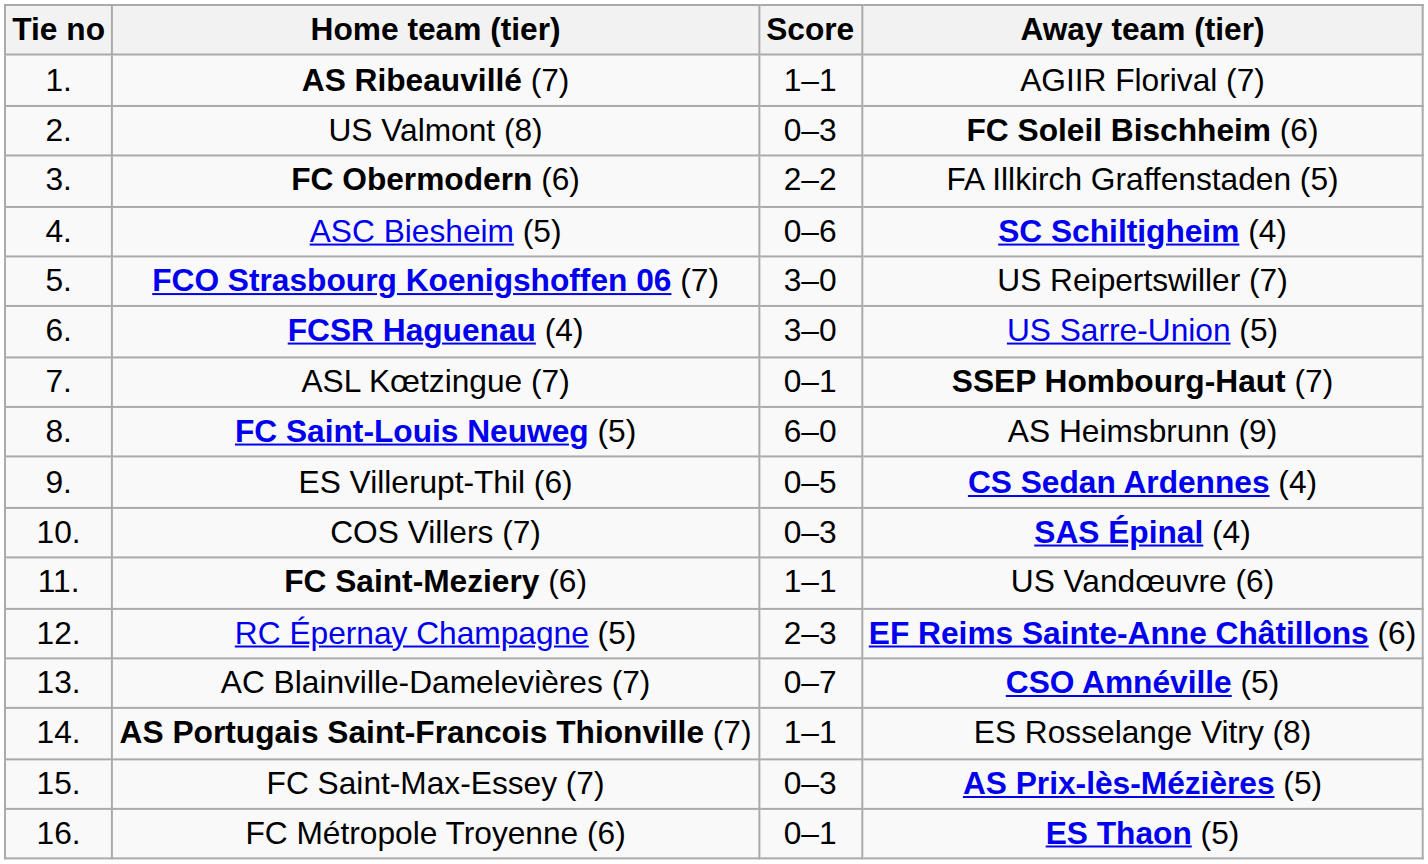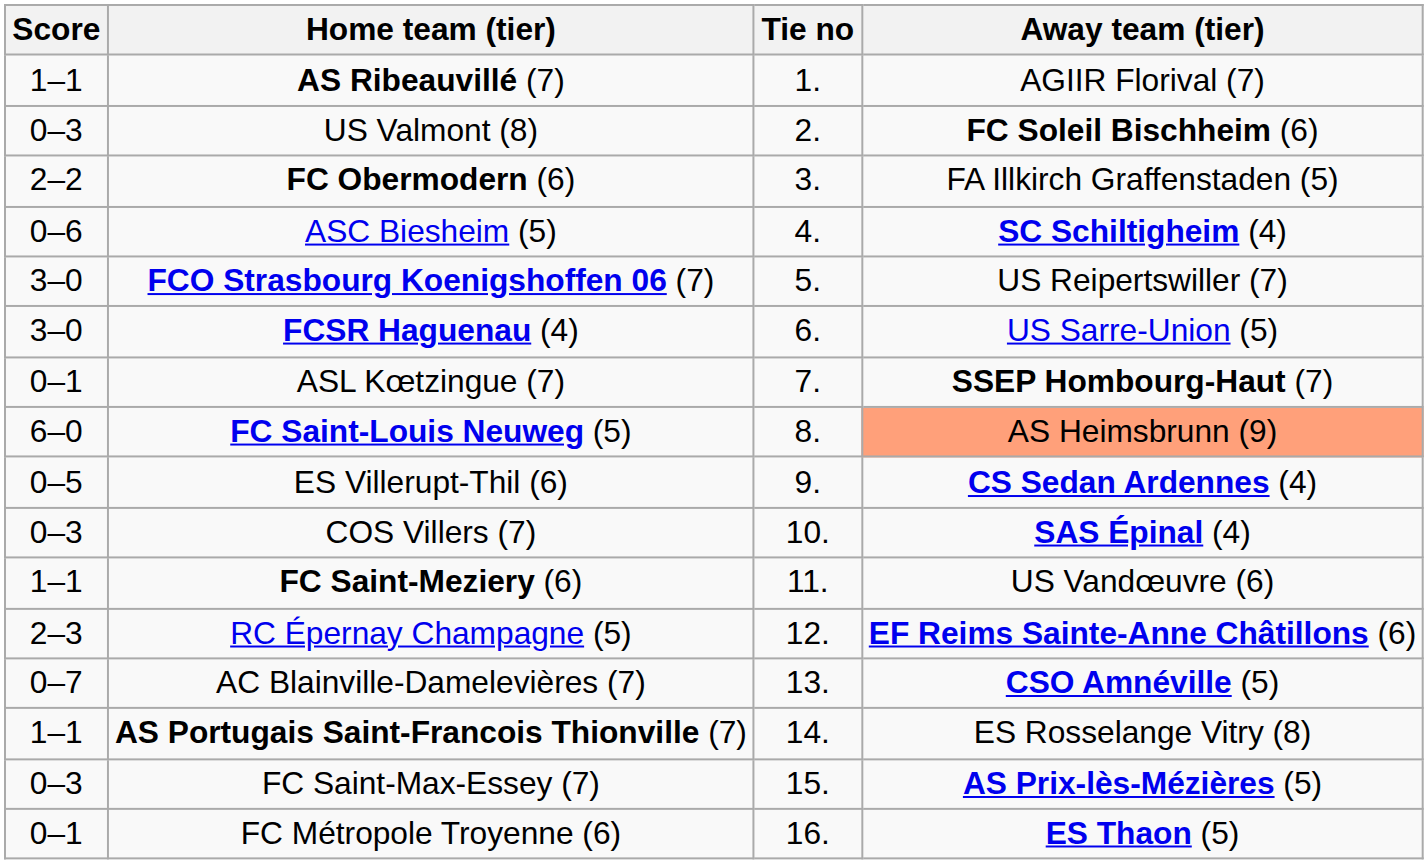columns swapped: (59, 29) <-> (810, 29)
(1143, 431) no background -> (1143, 431) lightsalmon background
